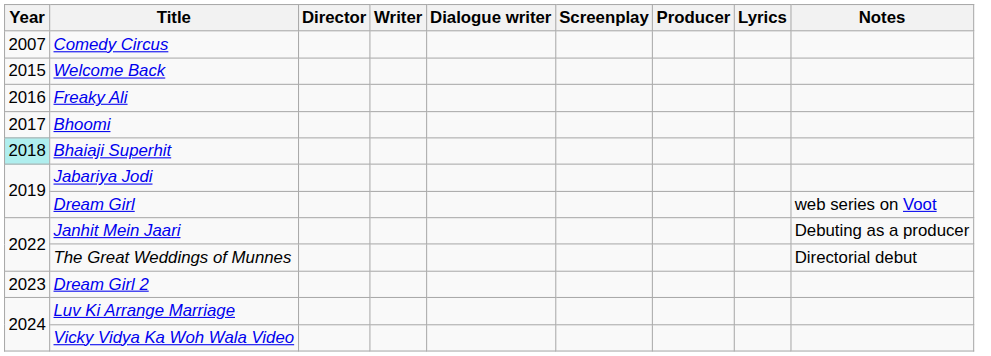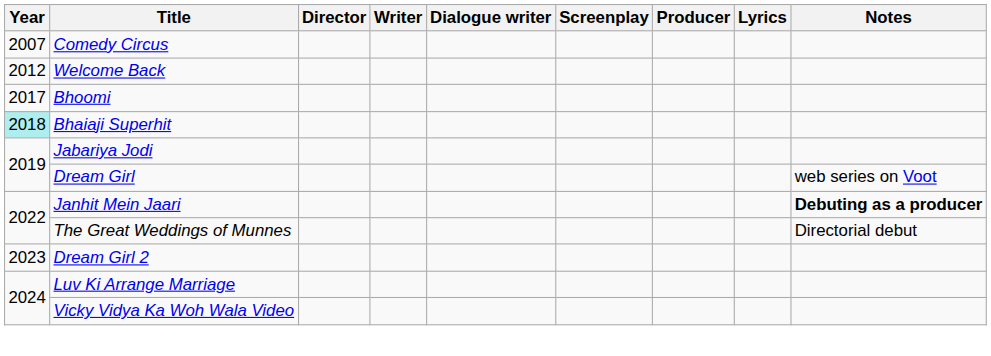(27, 71) 2015 -> (27, 71) 2012
- row: (91, 97)
(882, 230) normal -> (888, 204) bold
